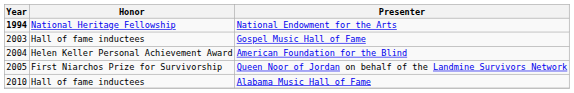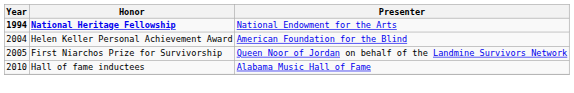(103, 25) normal -> (103, 25) bold
- row: (301, 39)
